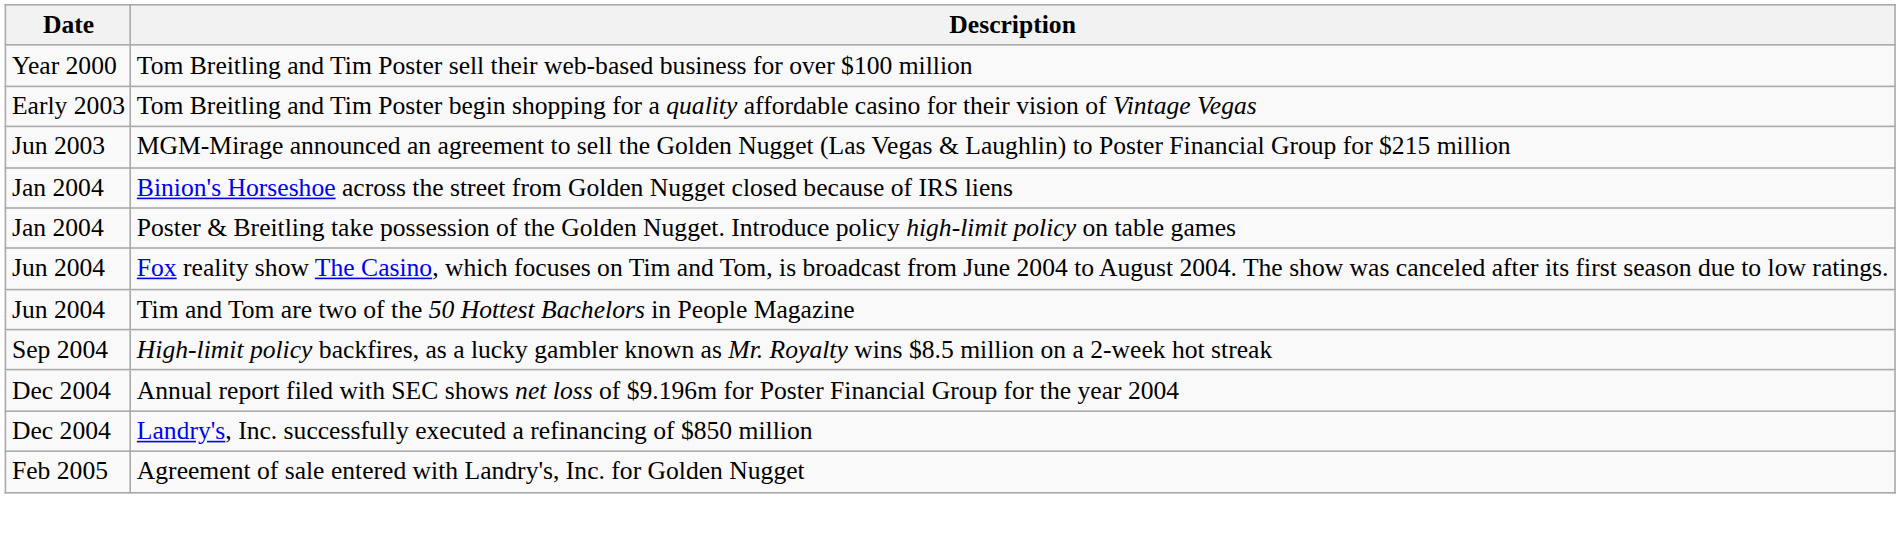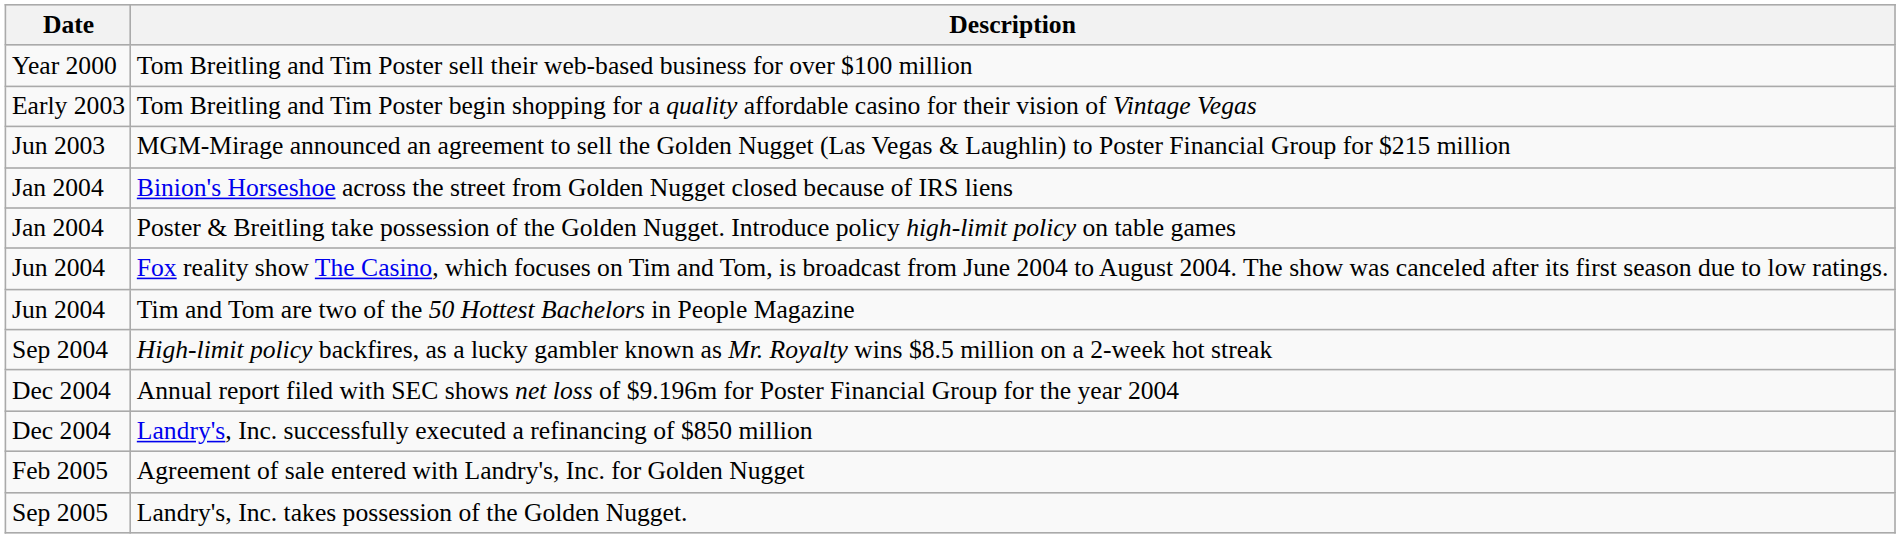+ row: (412, 512)
